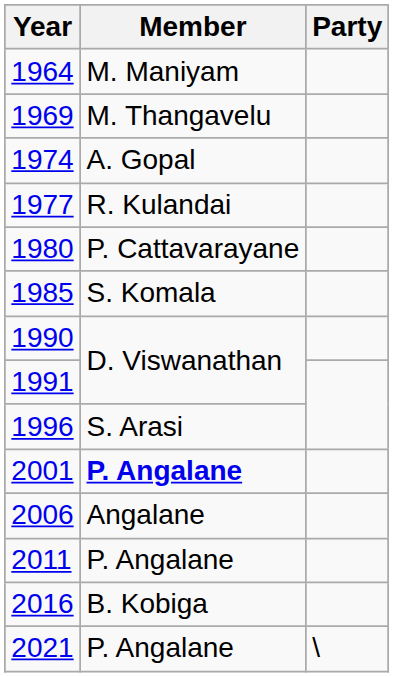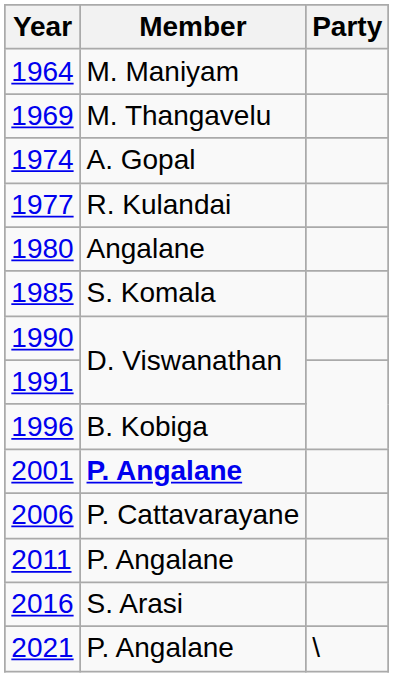(193, 248) P. Cattavarayane -> (146, 248) Angalane
(135, 426) S. Arasi -> (147, 426) B. Kobiga
(146, 515) Angalane -> (193, 515) P. Cattavarayane
(147, 603) B. Kobiga -> (135, 603) S. Arasi
